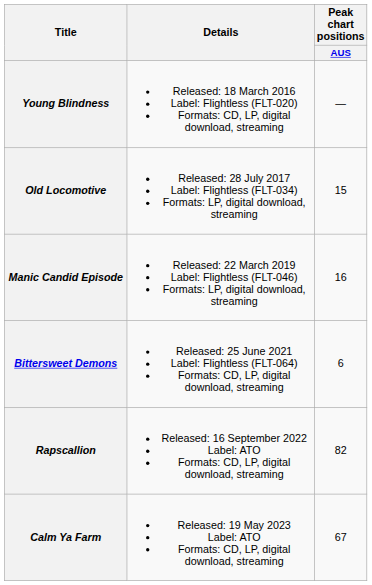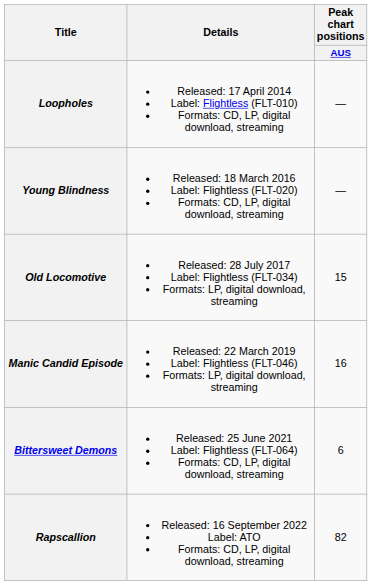+ row: (66, 104)
- row: (66, 537)
